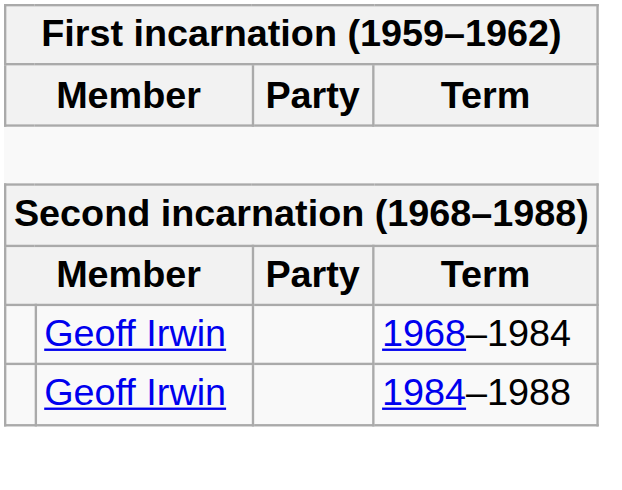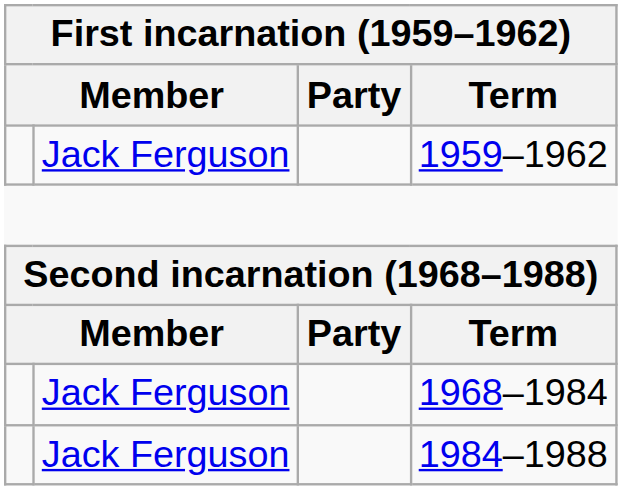+ row: (513, 154)
(135, 333) Geoff Irwin -> (166, 393) Jack Ferguson
(135, 393) Geoff Irwin -> (166, 453) Jack Ferguson
